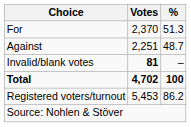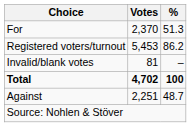rows swapped: (24, 46) <-> (66, 96)
(152, 63) bold -> (152, 63) normal
